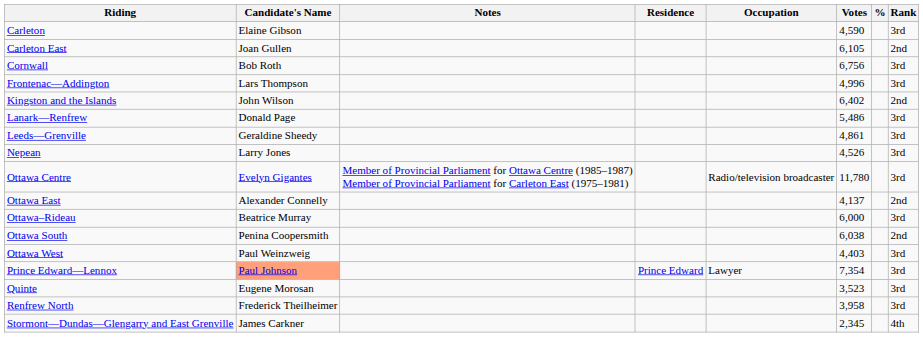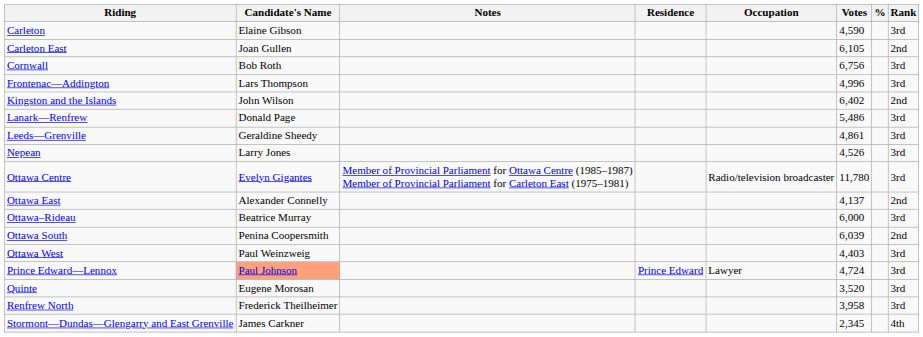(852, 235) 6,038 -> (852, 235) 6,039
(852, 270) 7,354 -> (852, 270) 4,724
(852, 288) 3,523 -> (852, 288) 3,520
